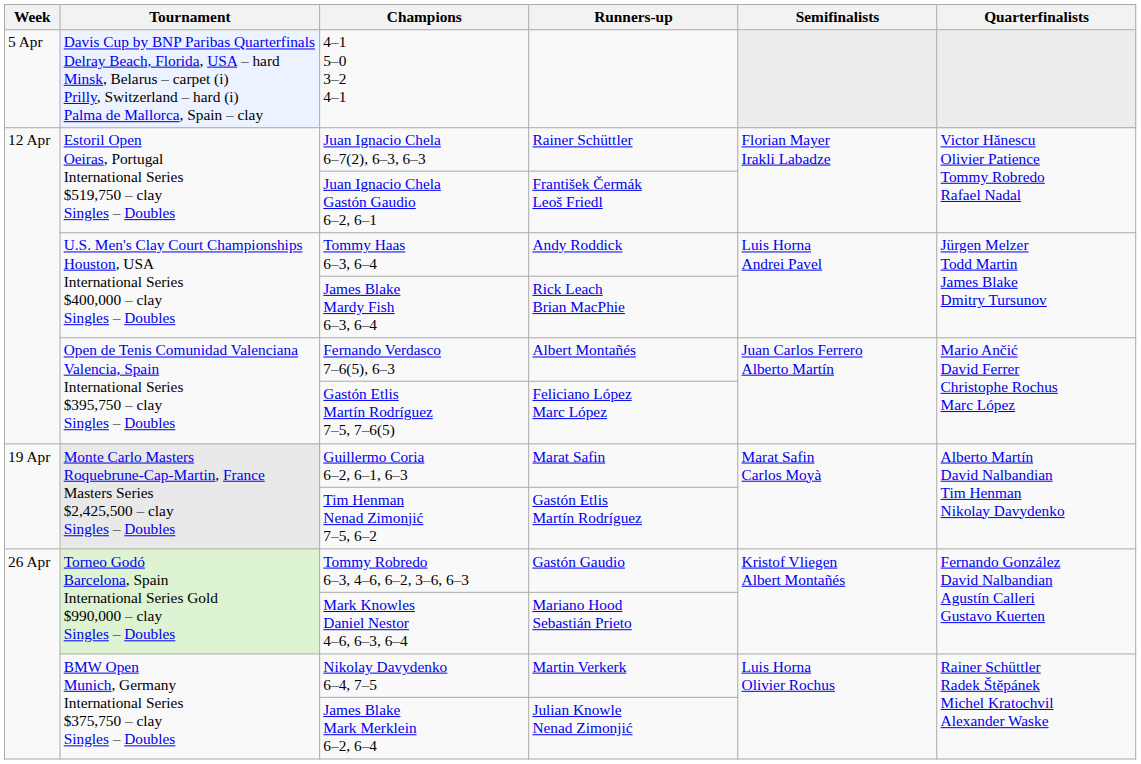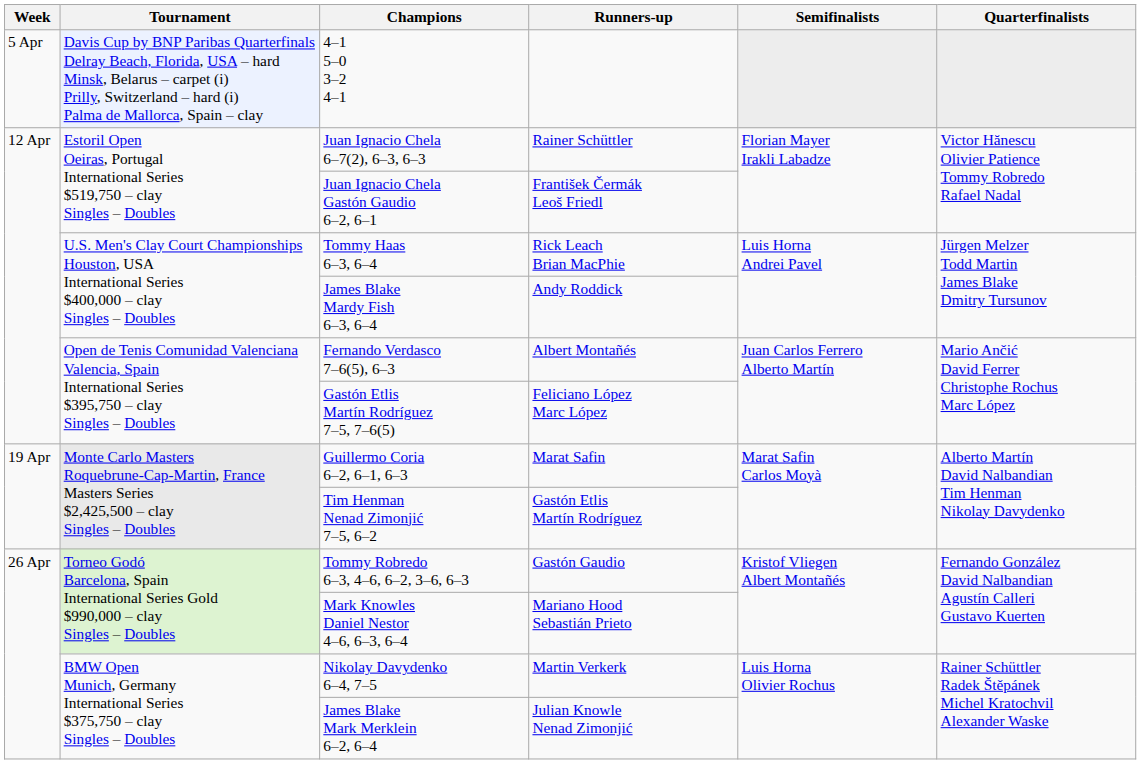(577, 245) Andy Roddick -> (579, 254) Rick Leach Brian MacPhie
(579, 298) Rick Leach Brian MacPhie -> (577, 289) Andy Roddick
